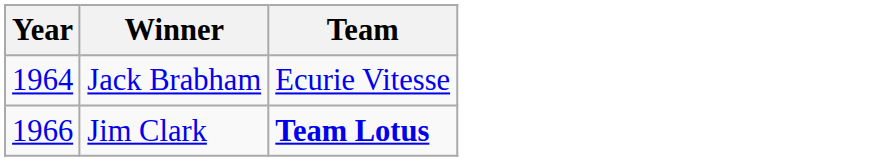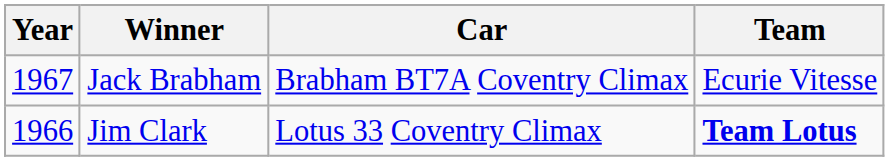+ column: (482, 29)
(43, 80) 1964 -> (43, 80) 1967
